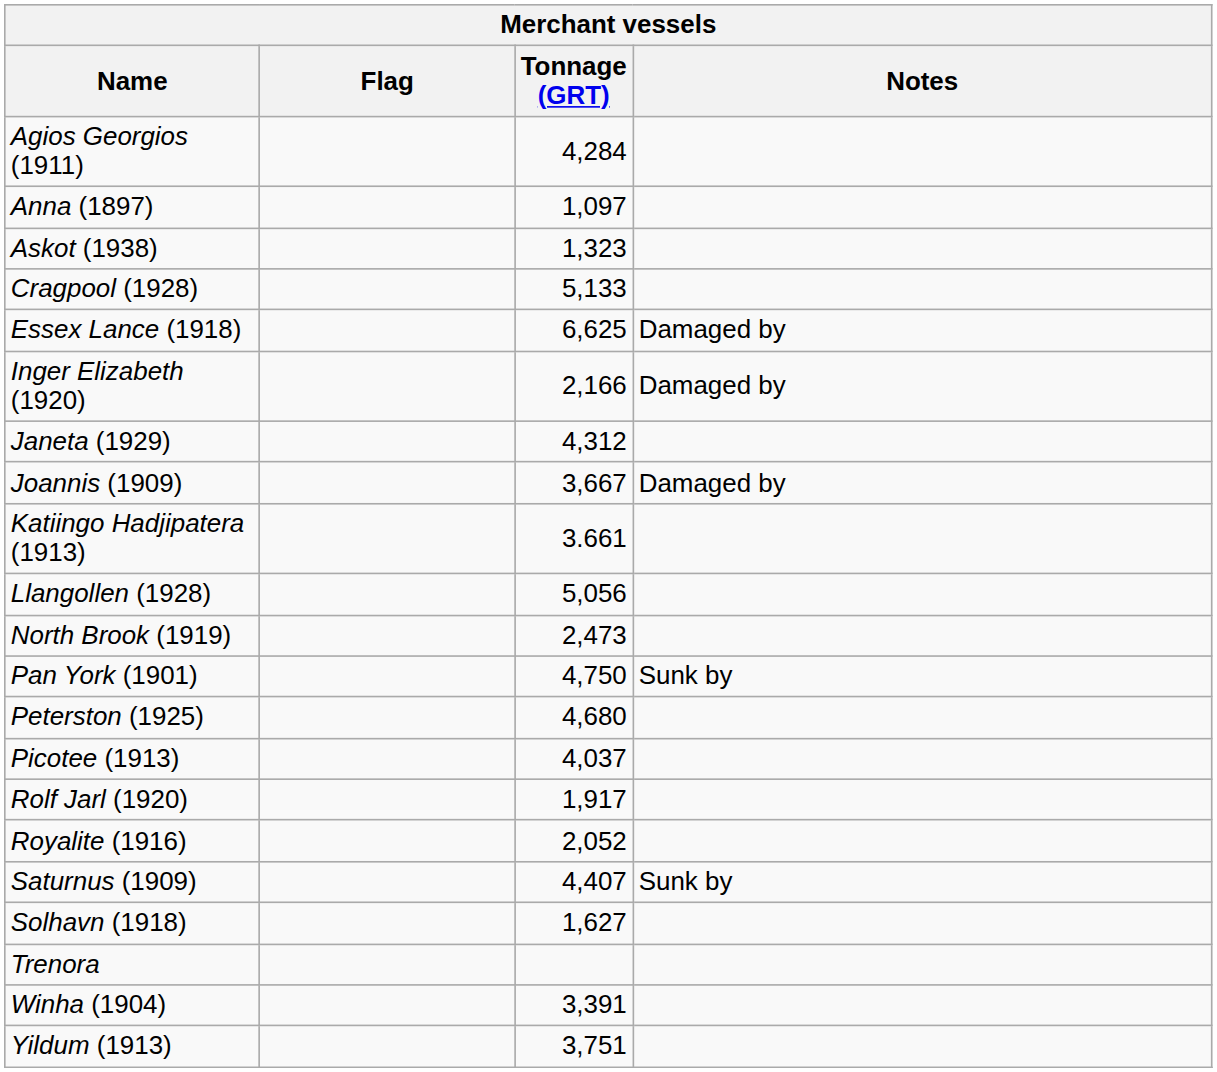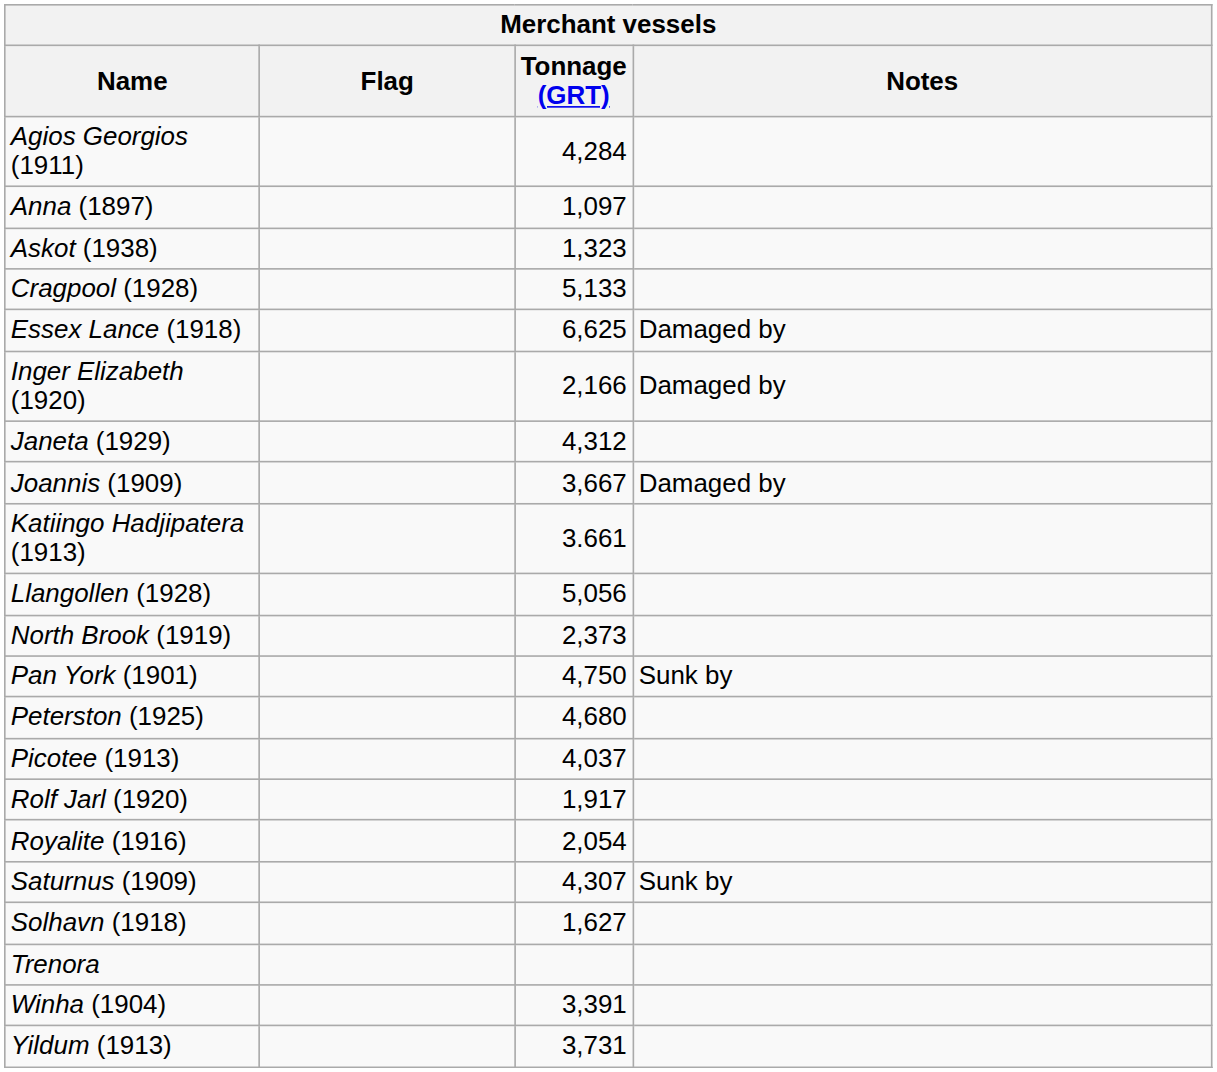(594, 634) 2,473 -> (594, 634) 2,373
(594, 840) 2,052 -> (594, 840) 2,054
(594, 881) 4,407 -> (594, 881) 4,307
(594, 1046) 3,751 -> (594, 1046) 3,731
